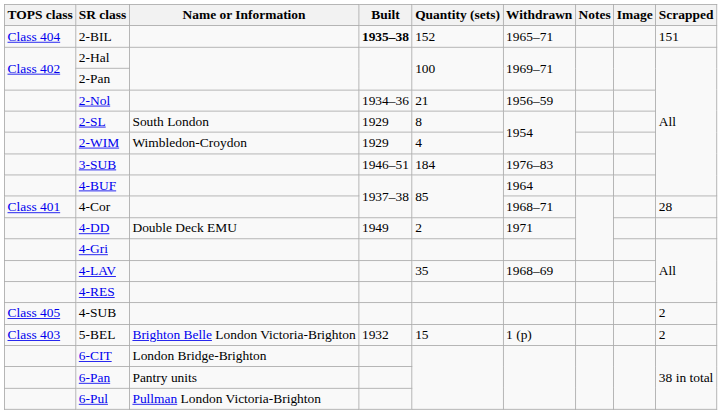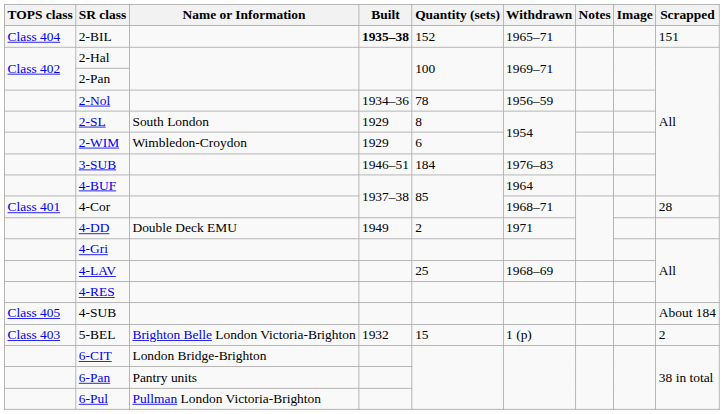(422, 100) 21 -> (422, 100) 78
(419, 143) 4 -> (419, 143) 6
(422, 270) 35 -> (422, 270) 25
(662, 313) 2 -> (687, 313) About 184
